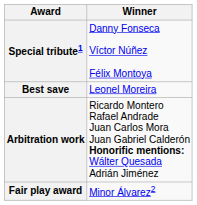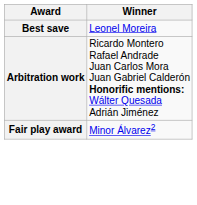- row: (46, 51)
